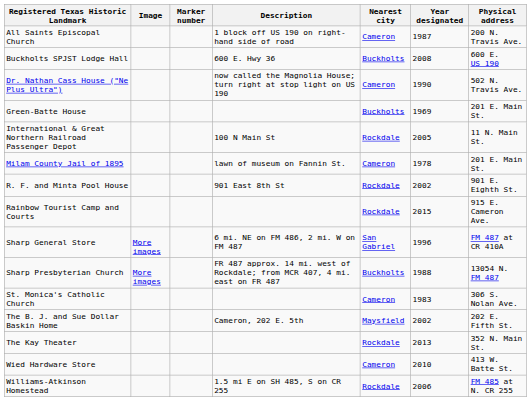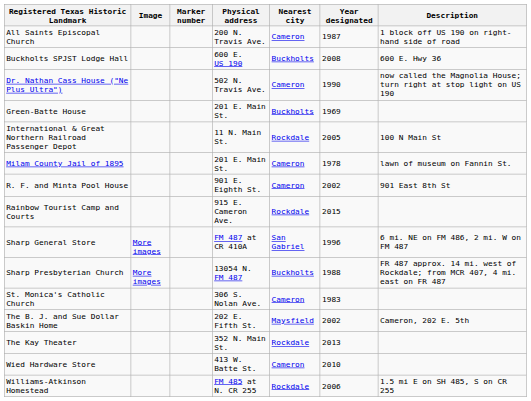columns swapped: (498, 15) <-> (286, 15)
(381, 185) Rockdale -> (288, 185) Cameron
